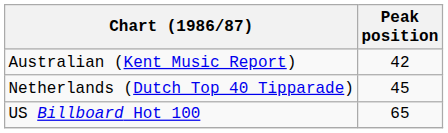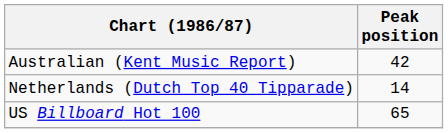(400, 88) 45 -> (400, 88) 14
